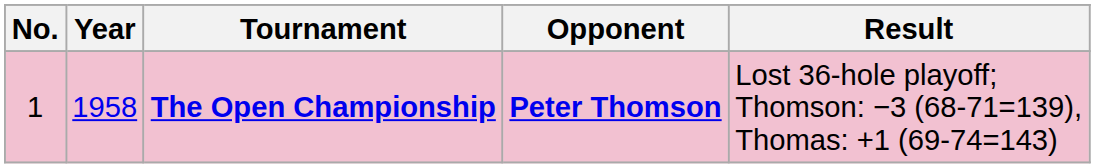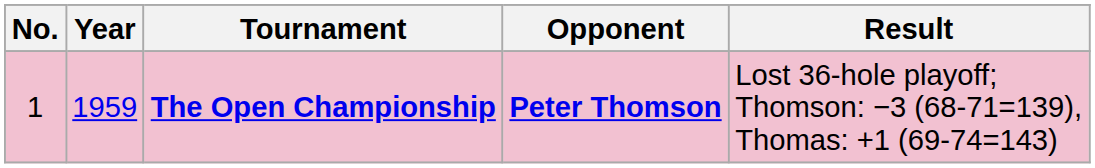(105, 107) 1958 -> (105, 107) 1959
